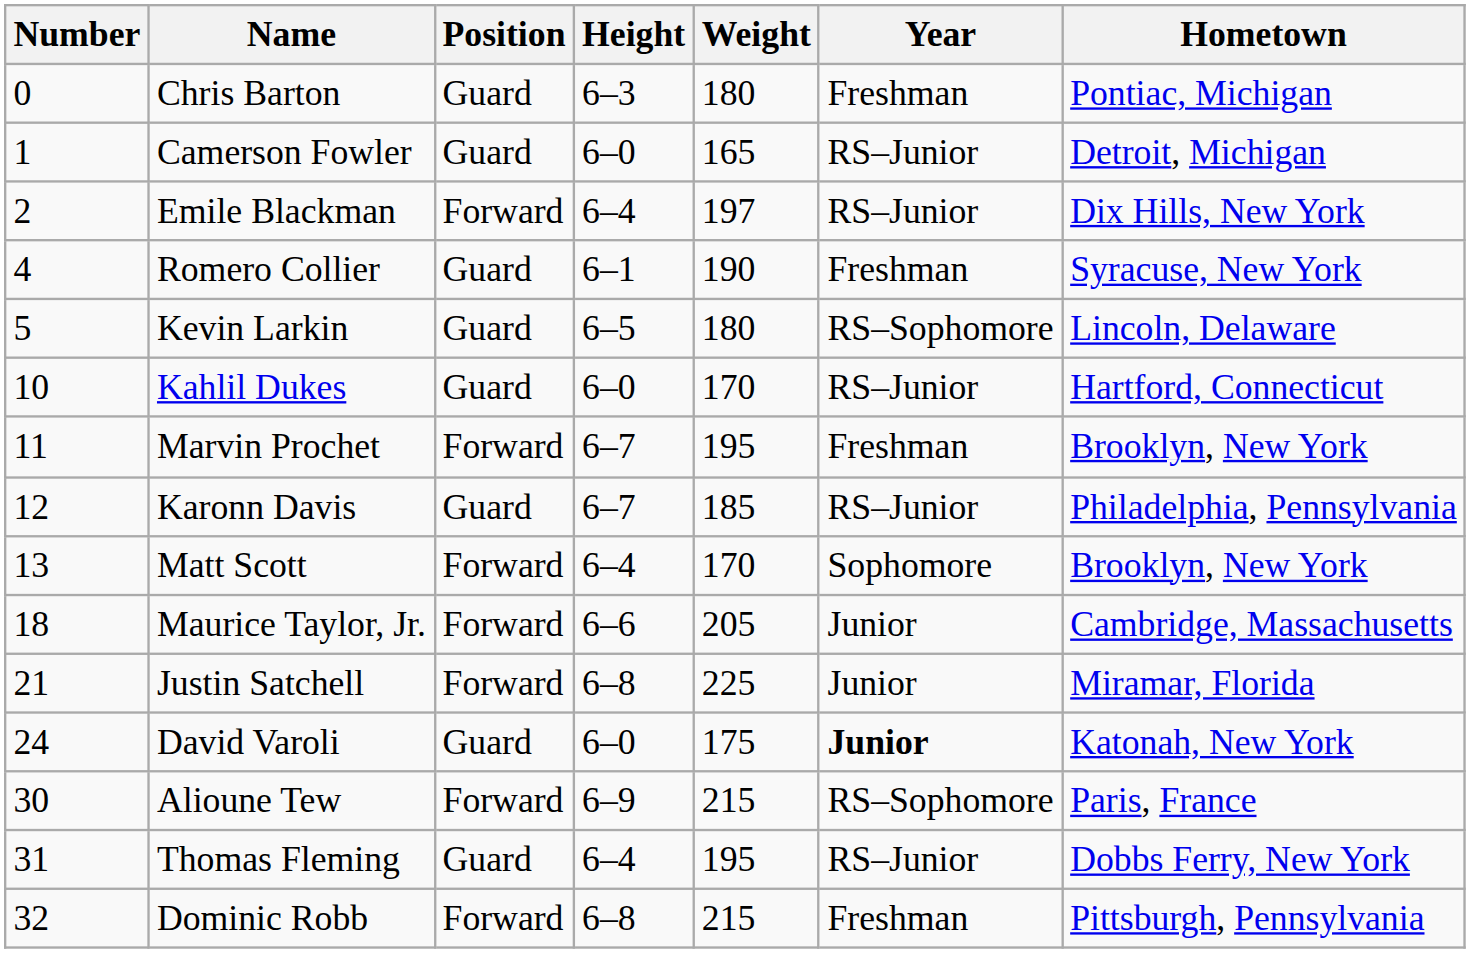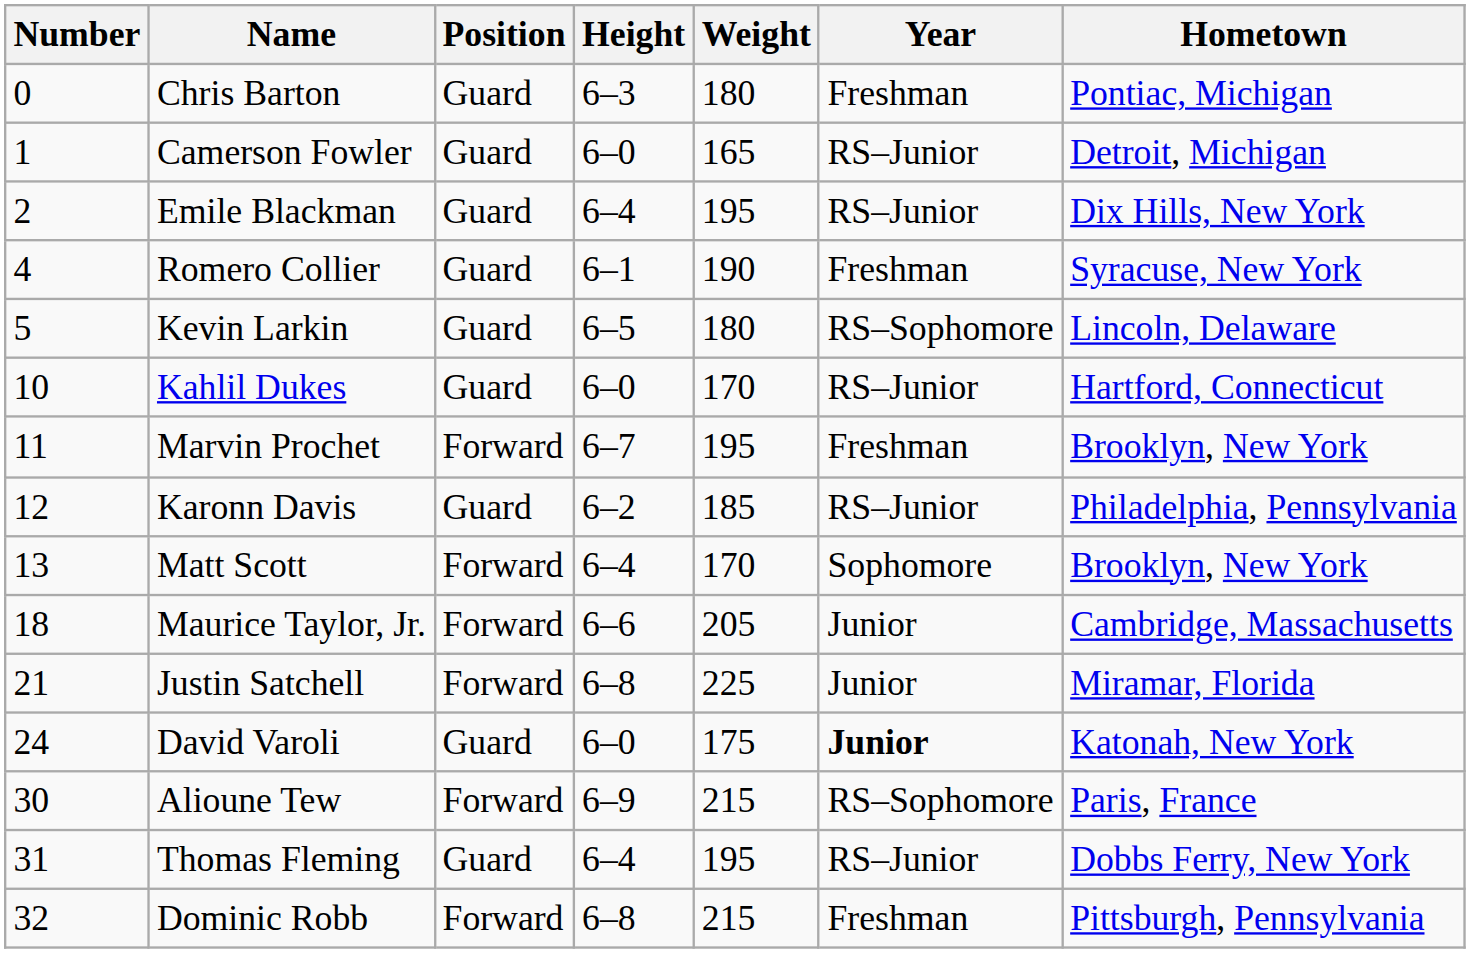(503, 210) Forward -> (487, 210) Guard
(729, 210) 197 -> (729, 210) 195
(609, 505) 6–7 -> (609, 505) 6–2
